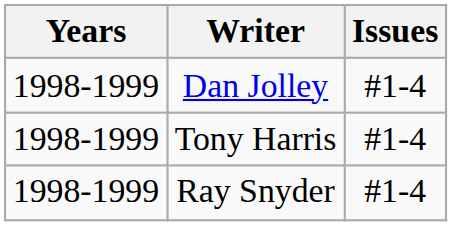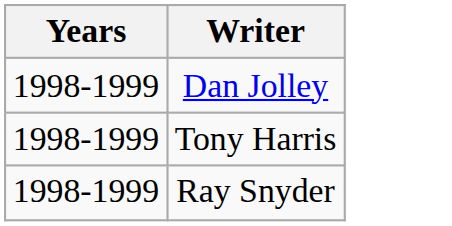- column: (395, 31)
